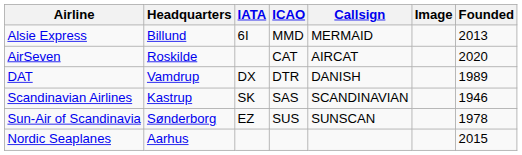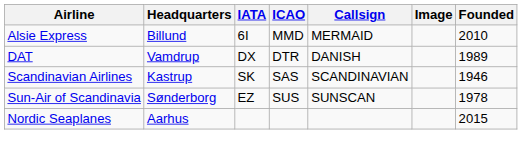(473, 35) 2013 -> (473, 35) 2010
- row: (34, 56)
